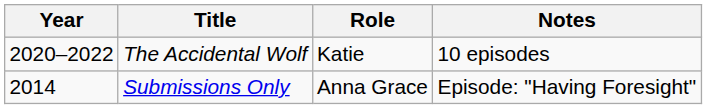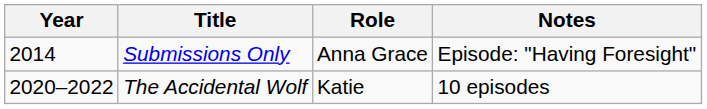rows swapped: (206, 86) <-> (215, 53)
